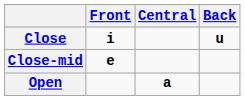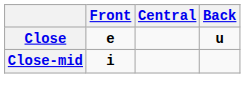(110, 39) i -> (110, 39) e
(110, 61) e -> (110, 61) i
- row: (45, 84)
